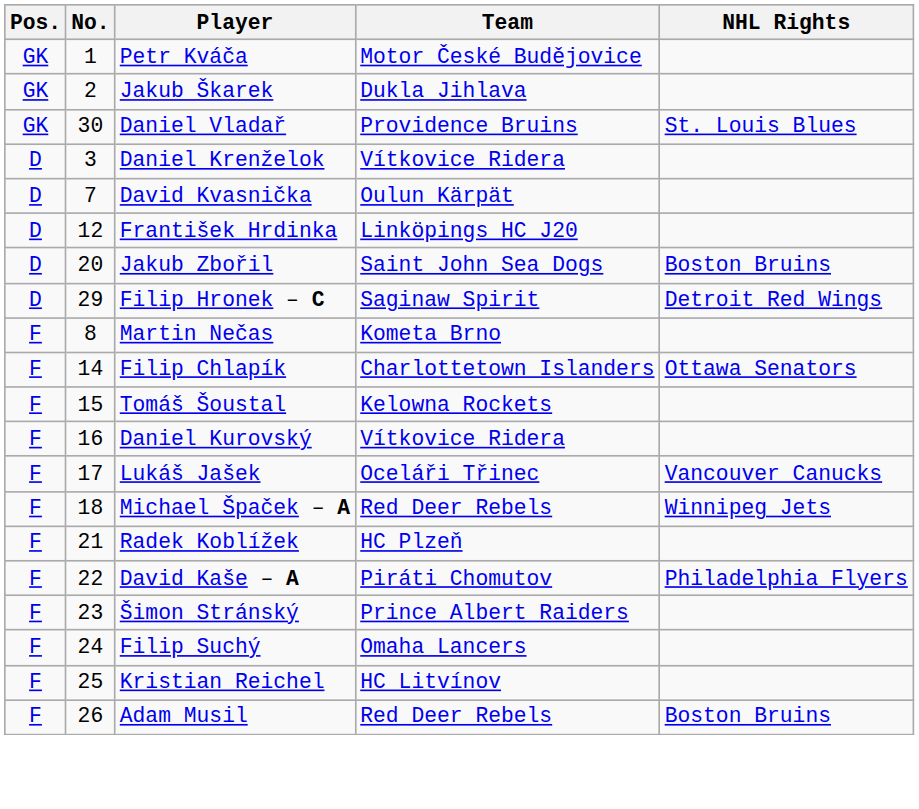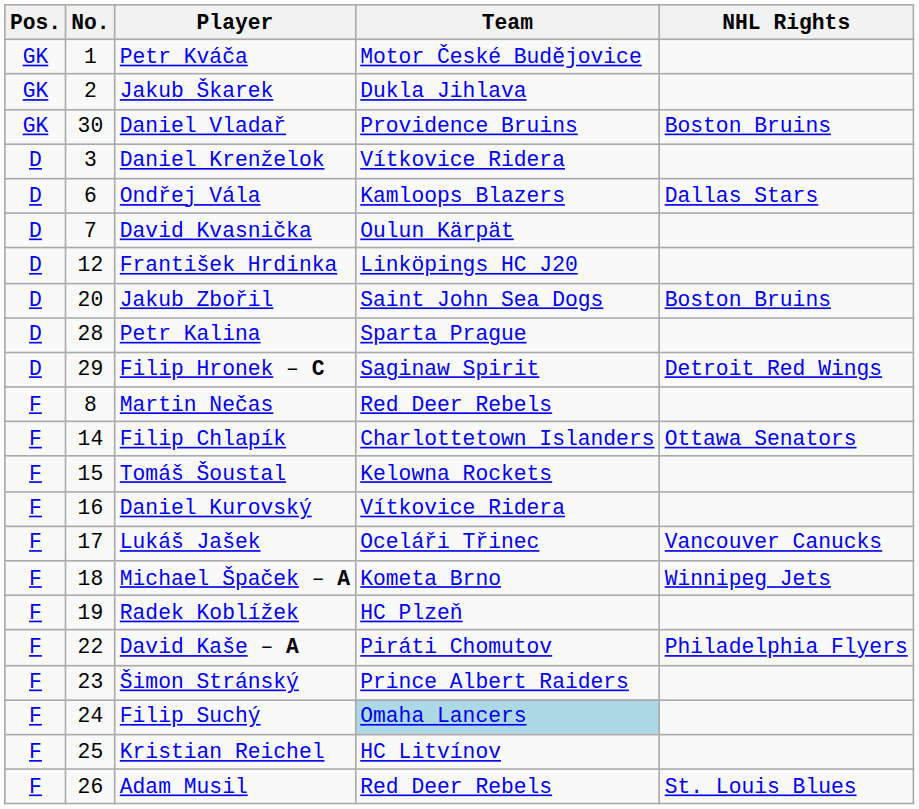(761, 126) St. Louis Blues -> (748, 126) Boston Bruins
+ row: (190, 196)
+ row: (190, 335)
(431, 335) Kometa Brno -> (456, 404) Red Deer Rebels
(456, 509) Red Deer Rebels -> (431, 578) Kometa Brno
(90, 543) 21 -> (90, 613) 19
(443, 648) no background -> (443, 717) lightblue background
(748, 717) Boston Bruins -> (761, 787) St. Louis Blues
